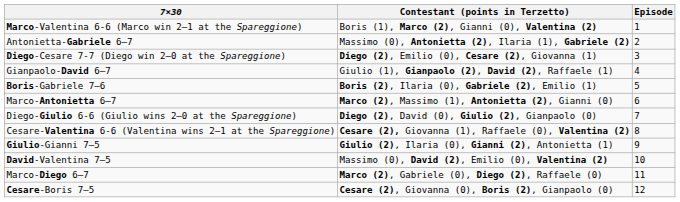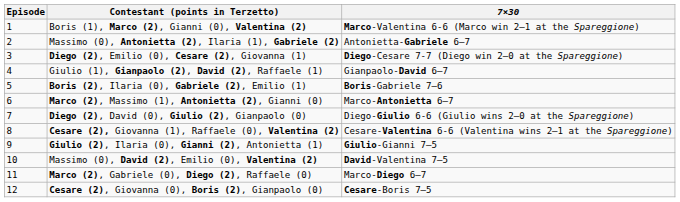columns swapped: (653, 12) <-> (171, 12)
